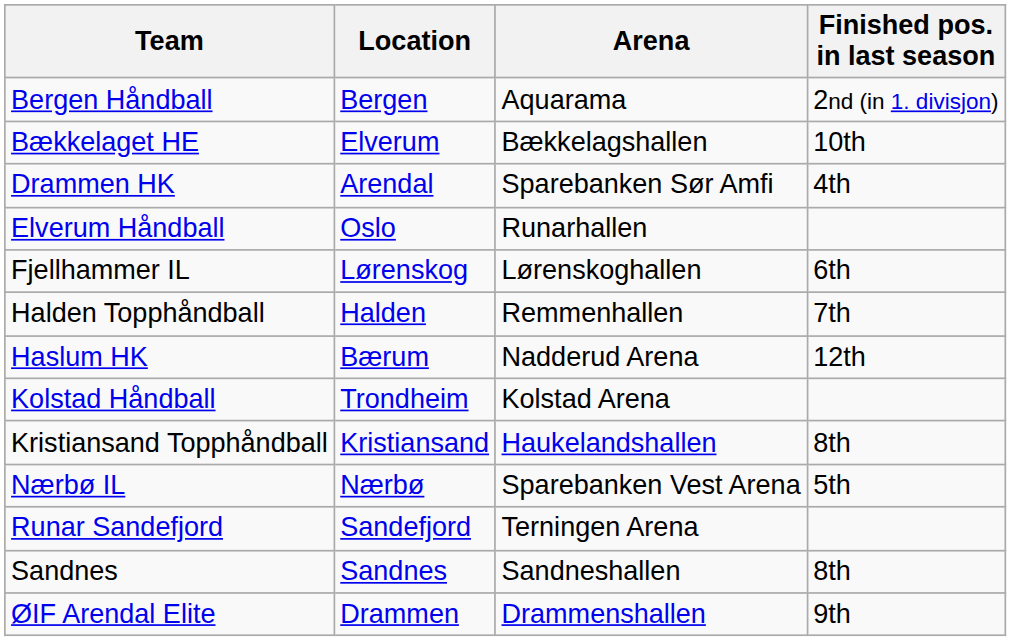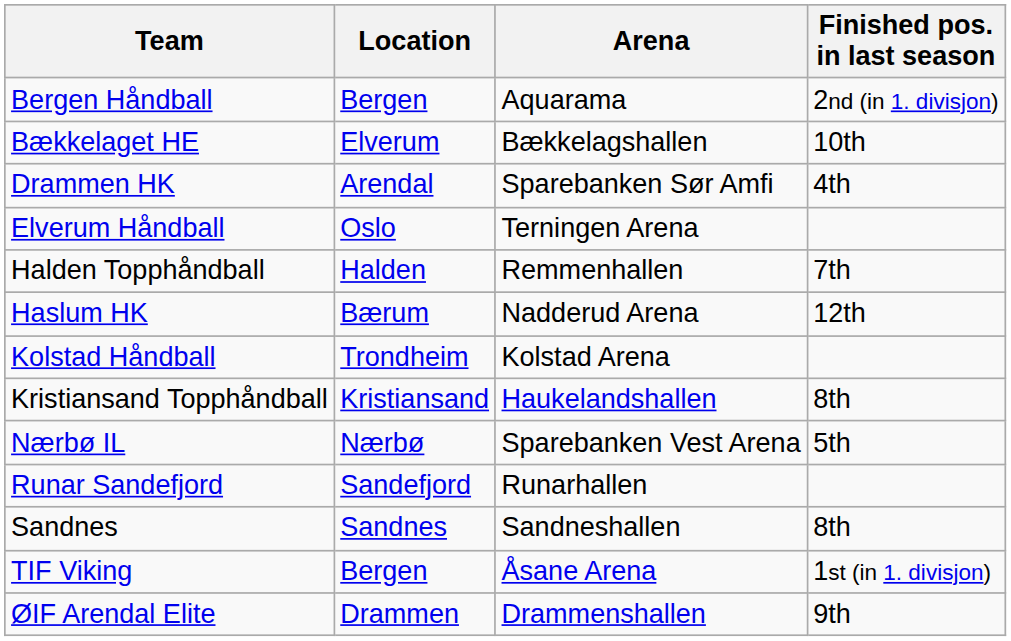(574, 227) Runarhallen -> (600, 227) Terningen Arena
- row: (100, 270)
(600, 528) Terningen Arena -> (574, 485) Runarhallen
+ row: (72, 570)
